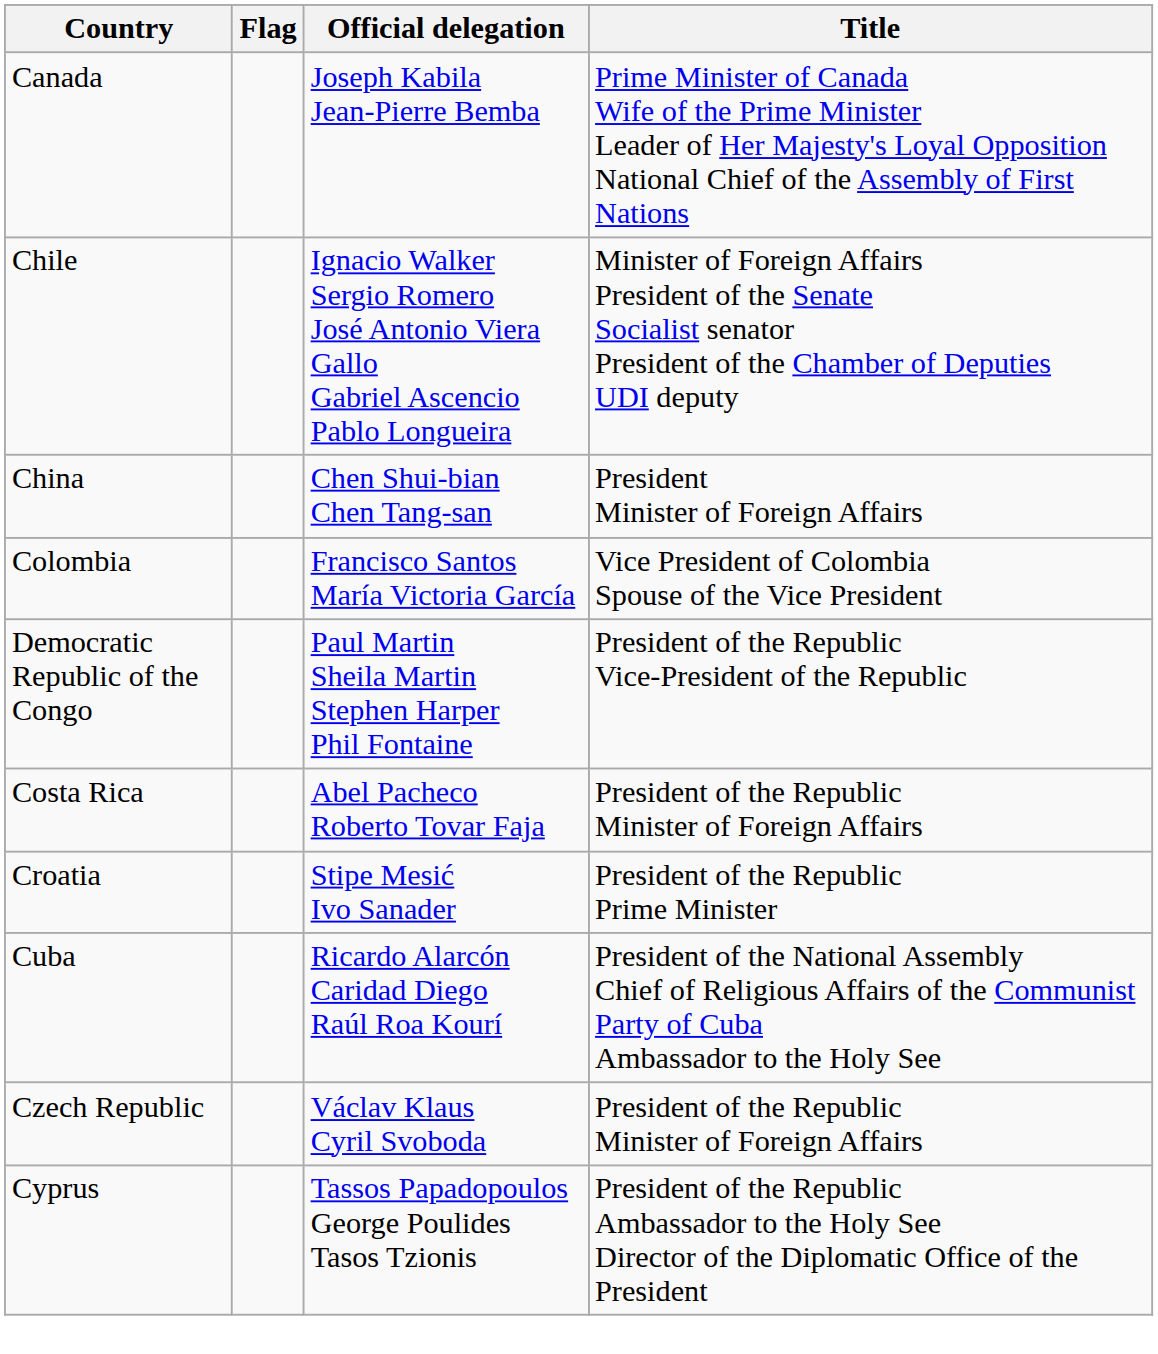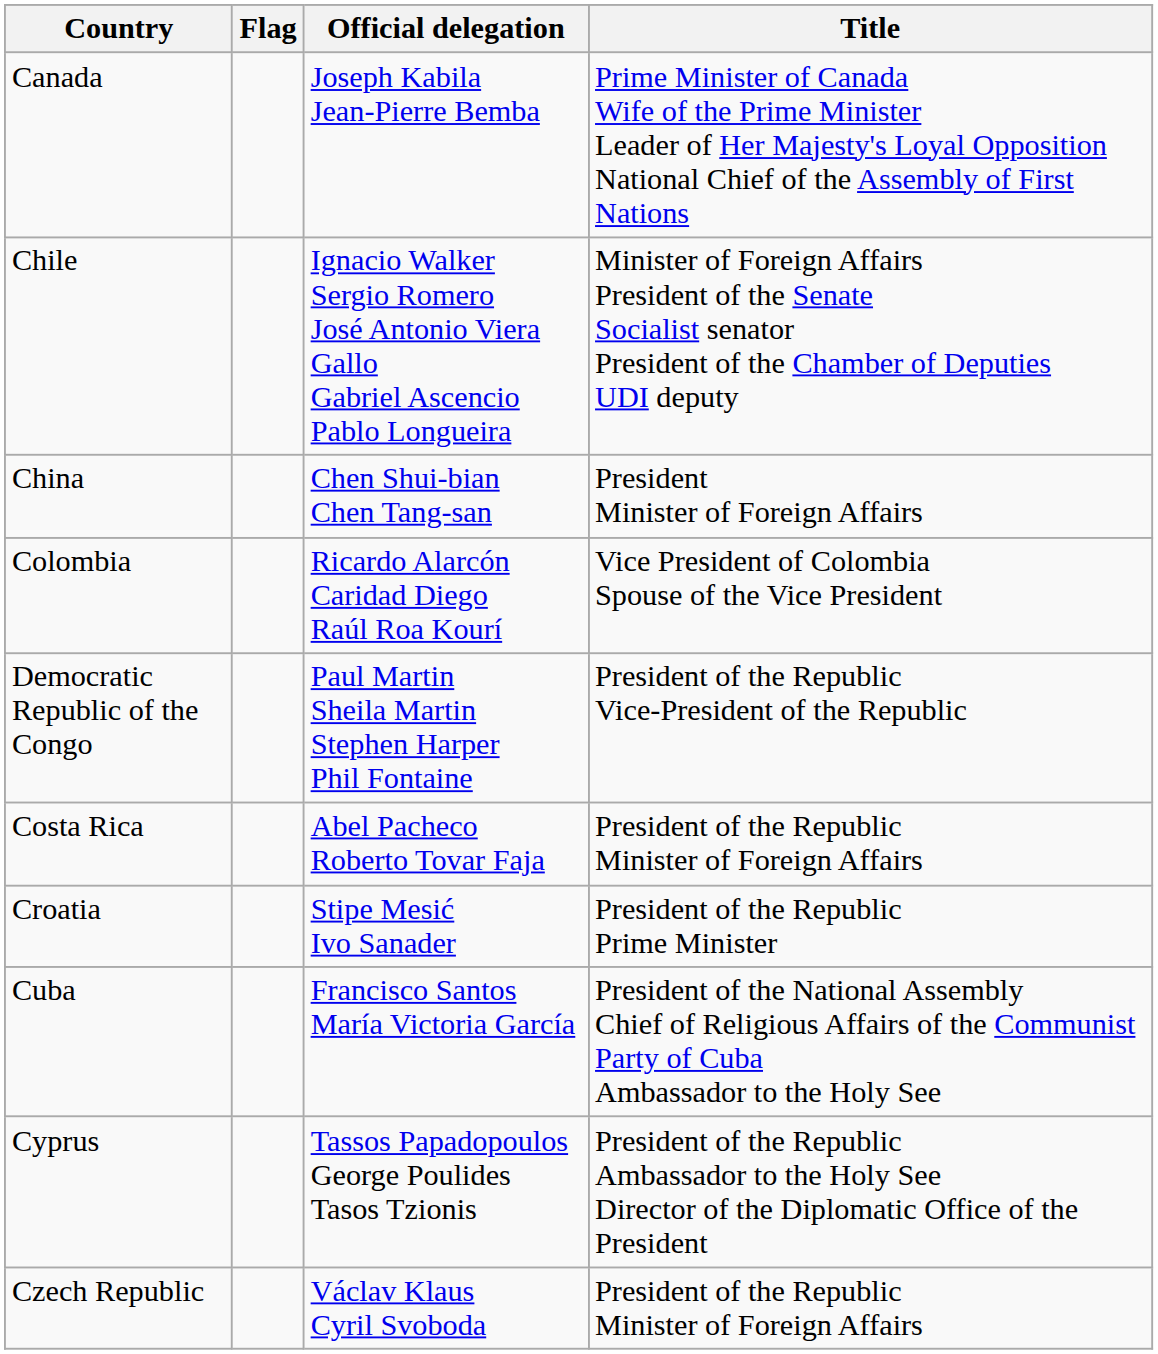(443, 577) Francisco Santos María Victoria García -> (410, 594) Ricardo Alarcón Caridad Diego Raúl Roa Kourí
(410, 990) Ricardo Alarcón Caridad Diego Raúl Roa Kourí -> (443, 1007) Francisco Santos María Victoria García
rows swapped: (56, 1188) <-> (108, 1106)
